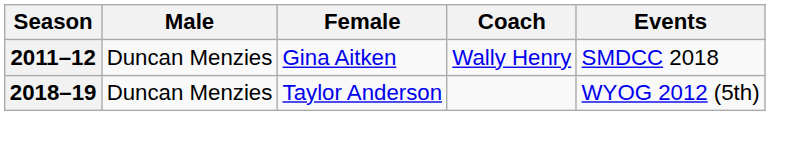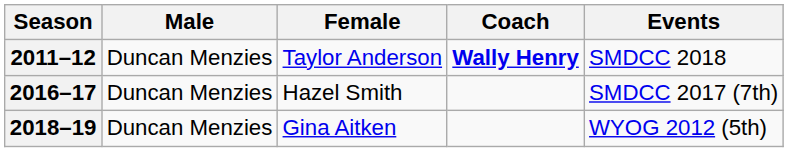(339, 57) Gina Aitken -> (362, 57) Taylor Anderson
(512, 57) normal -> (516, 57) bold
+ row: (53, 92)
(362, 92) Taylor Anderson -> (339, 127) Gina Aitken
